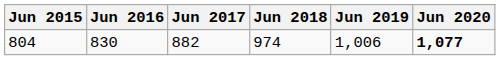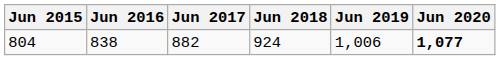(104, 42) 830 -> (104, 42) 838
(267, 42) 974 -> (267, 42) 924
